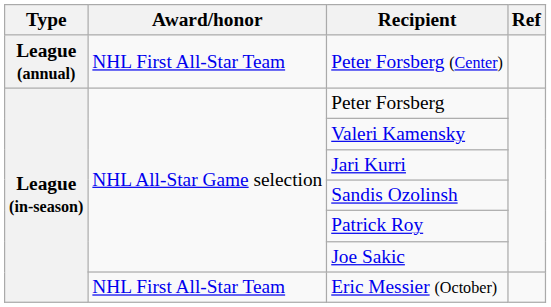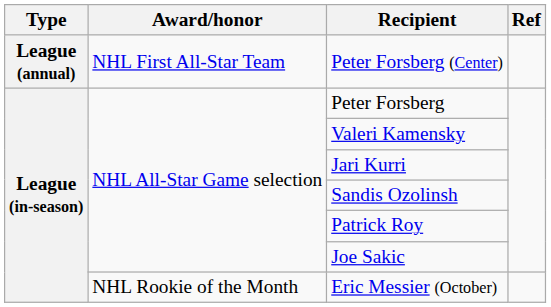(189, 287) NHL First All-Star Team -> (195, 287) NHL Rookie of the Month
